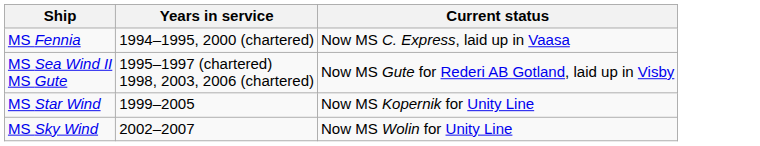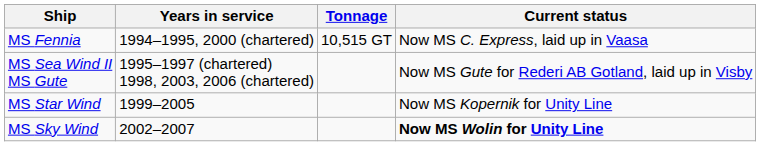+ column: (357, 16)
(417, 128) normal -> (501, 128) bold
